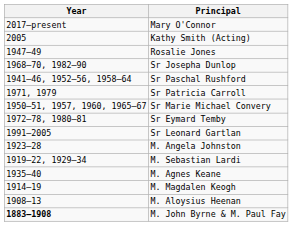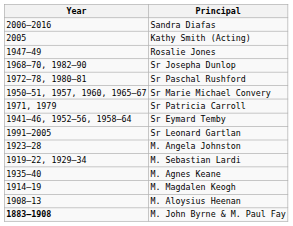- row: (183, 25)
+ row: (183, 25)
(69, 79) 1941–46, 1952–56, 1958–64 -> (46, 79) 1972–78, 1980–81
rows swapped: (198, 92) <-> (211, 106)
(46, 120) 1972–78, 1980–81 -> (69, 120) 1941–46, 1952–56, 1958–64
